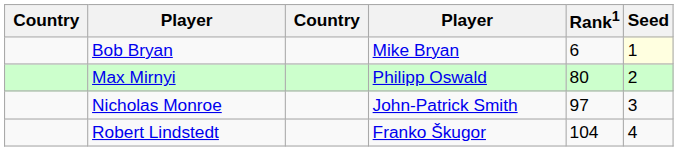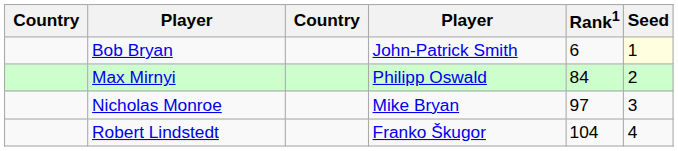(416, 50) Mike Bryan -> (445, 50) John-Patrick Smith
(579, 77) 80 -> (579, 77) 84
(445, 105) John-Patrick Smith -> (416, 105) Mike Bryan
